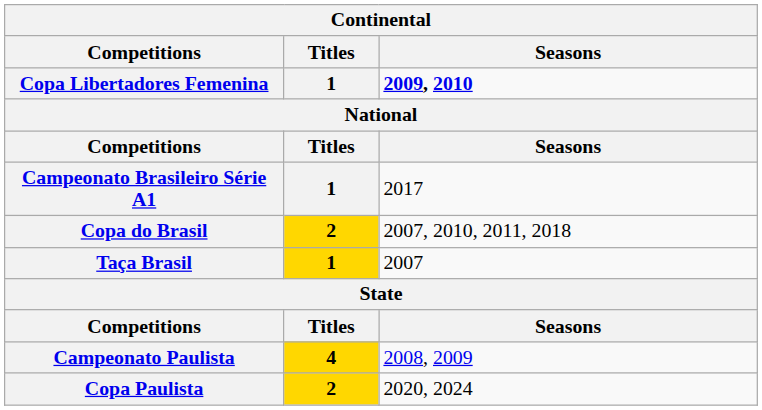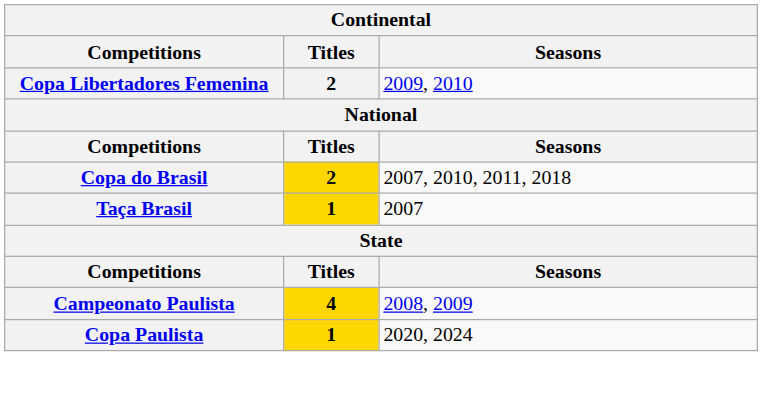(331, 83) 1 -> (331, 83) 2
(428, 83) bold -> (428, 83) normal
- row: (144, 188)
(331, 388) 2 -> (331, 334) 1
